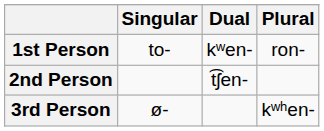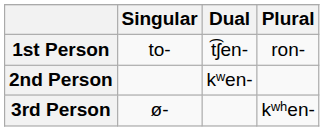(230, 49) kʷen- -> (230, 49) t͡ʃen-
(230, 79) t͡ʃen- -> (230, 79) kʷen-
